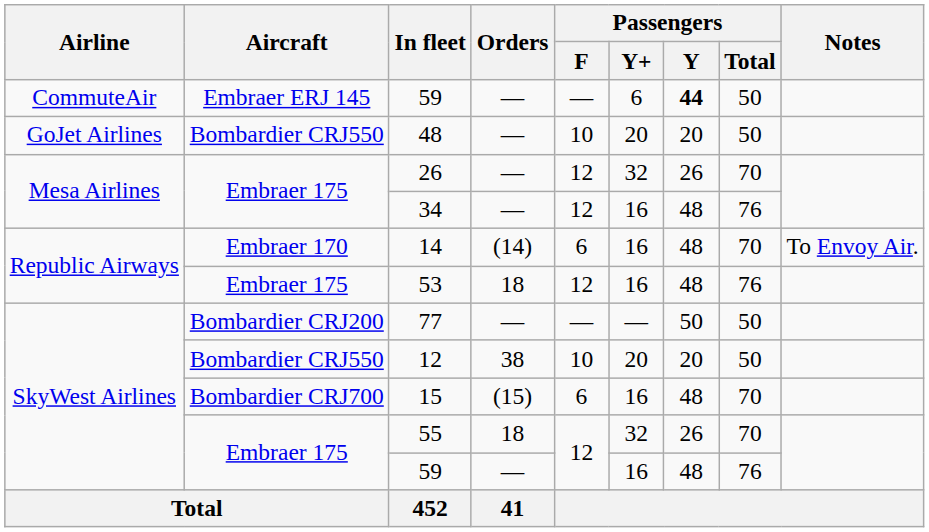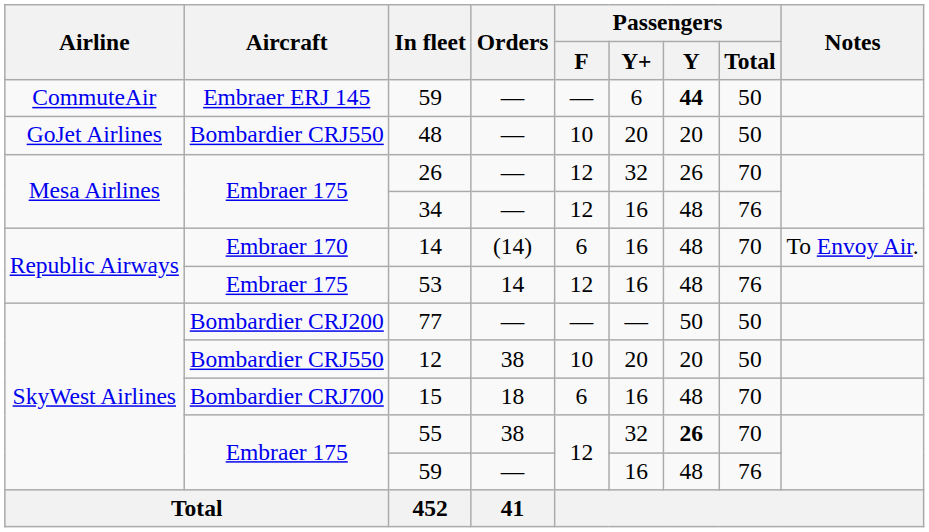(513, 284) 18 -> (513, 284) 14
(513, 396) (15) -> (513, 396) 18
(513, 433) 18 -> (513, 433) 38
(691, 433) normal -> (691, 433) bold
